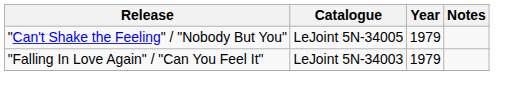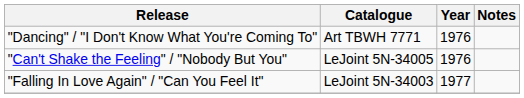+ row: (162, 37)
(425, 37) 1979 -> (455, 59) 1976
(425, 59) 1979 -> (455, 81) 1977
